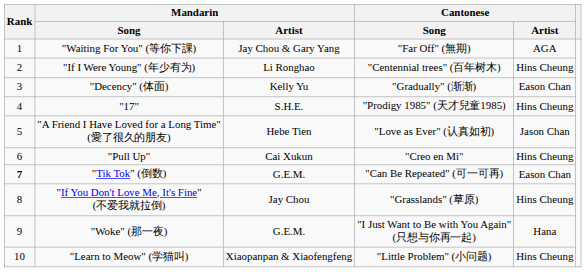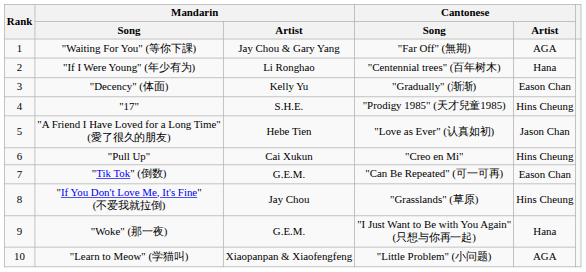(545, 67) Hins Cheung -> (545, 67) Hana
(20, 174) bold -> (20, 174) normal
(545, 256) Hins Cheung -> (545, 256) AGA
